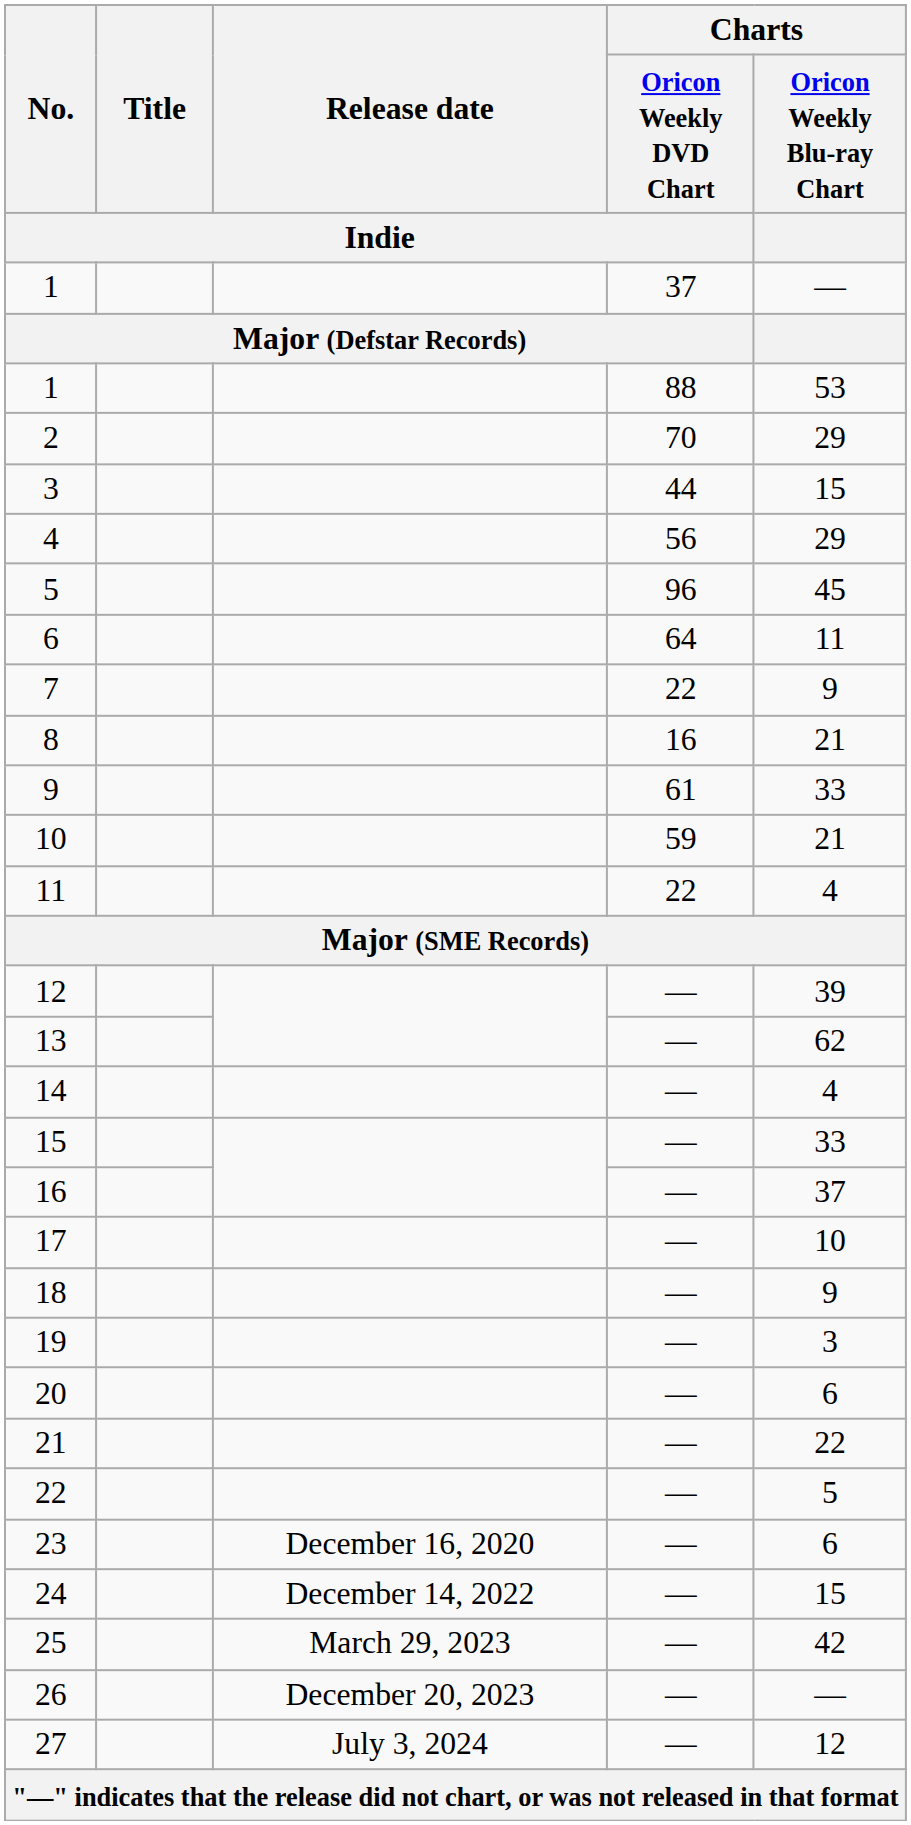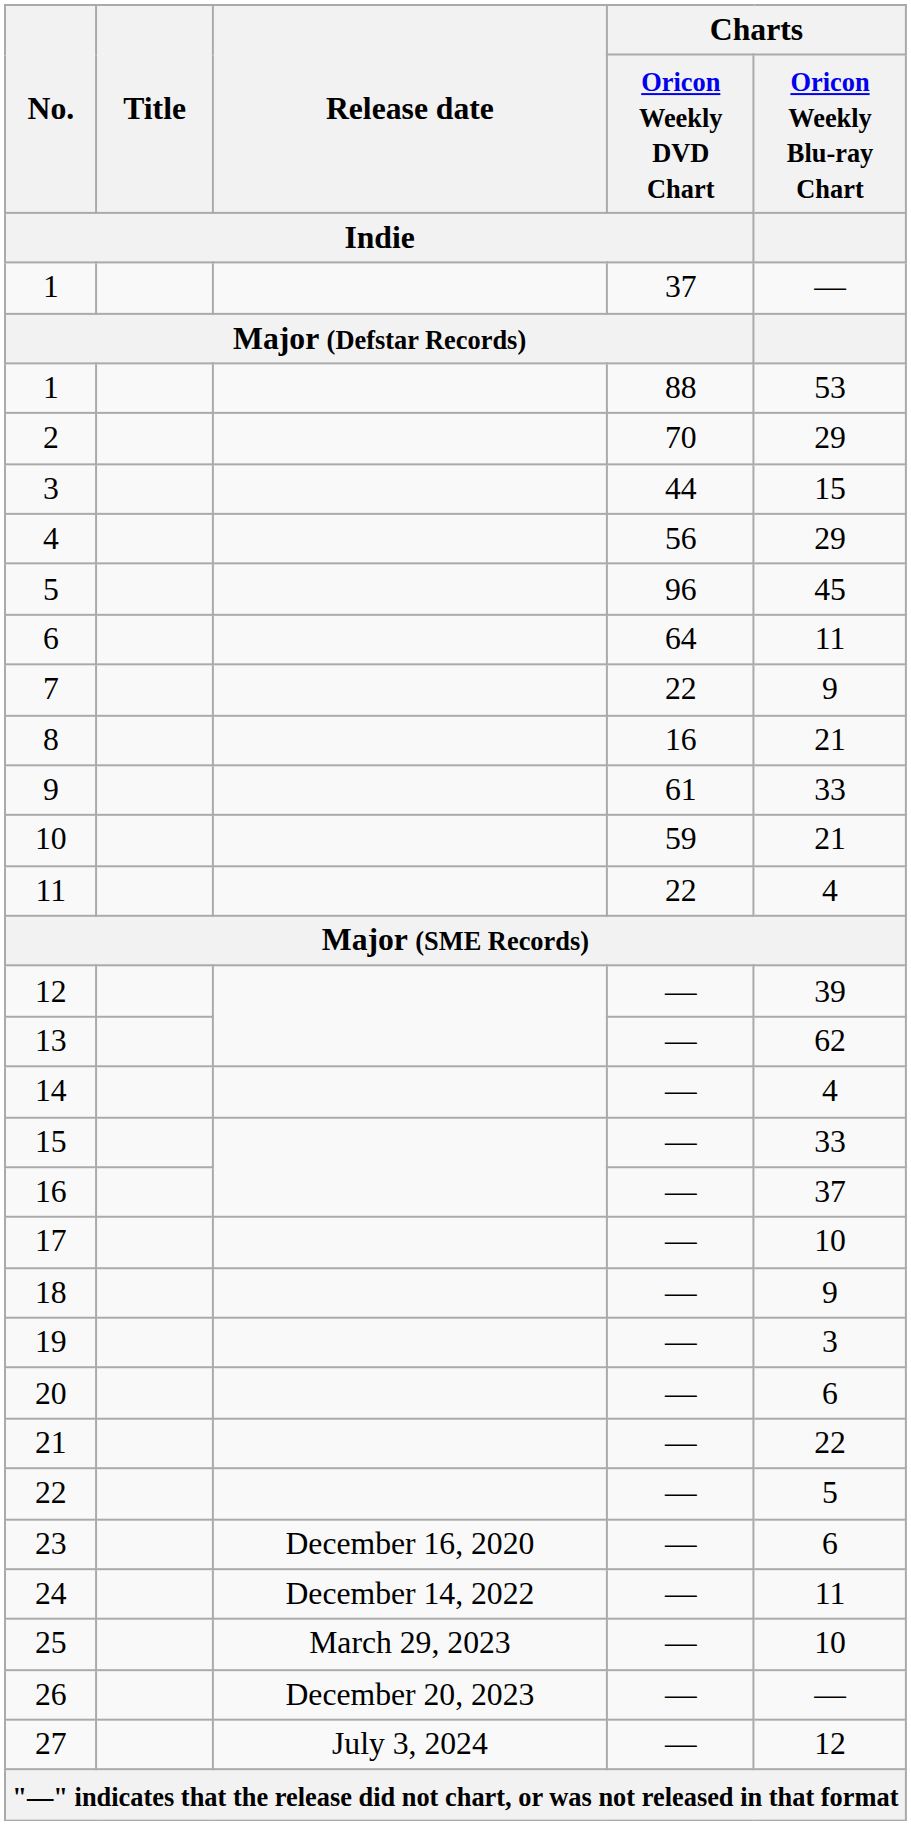(830, 1593) 15 -> (830, 1593) 11
(830, 1643) 42 -> (830, 1643) 10
